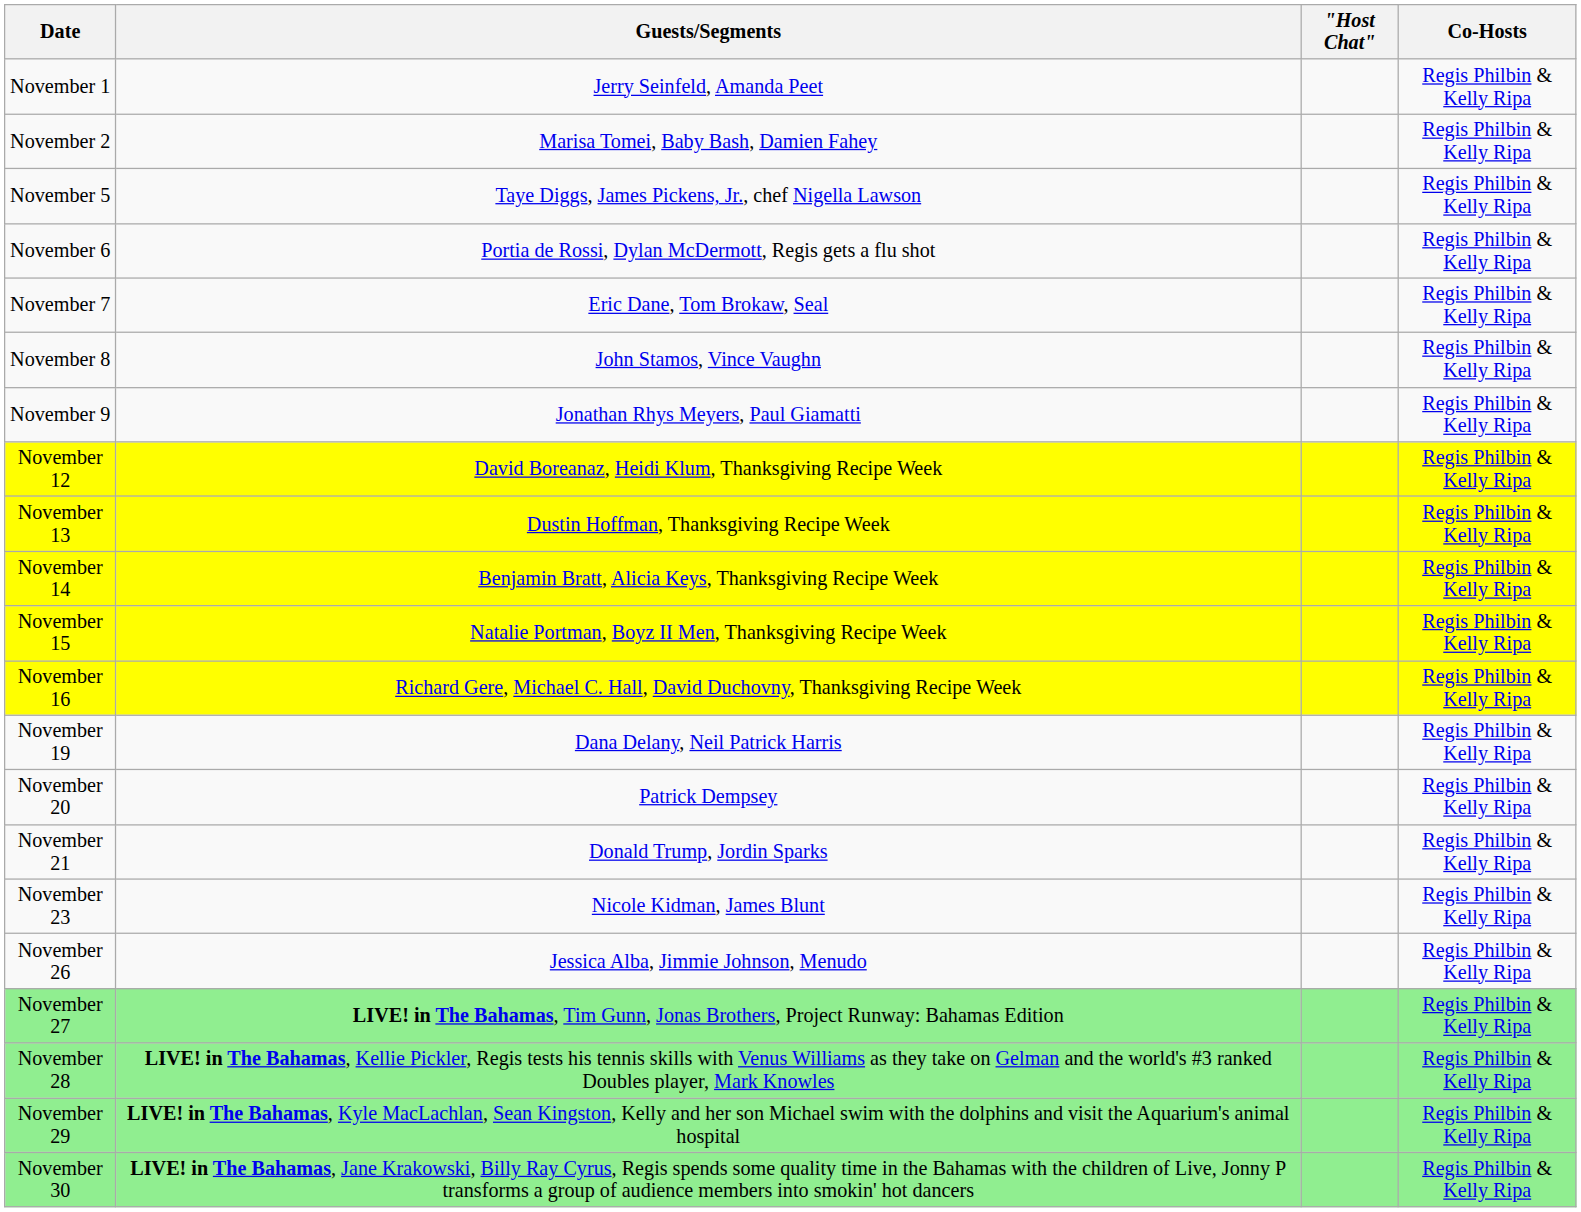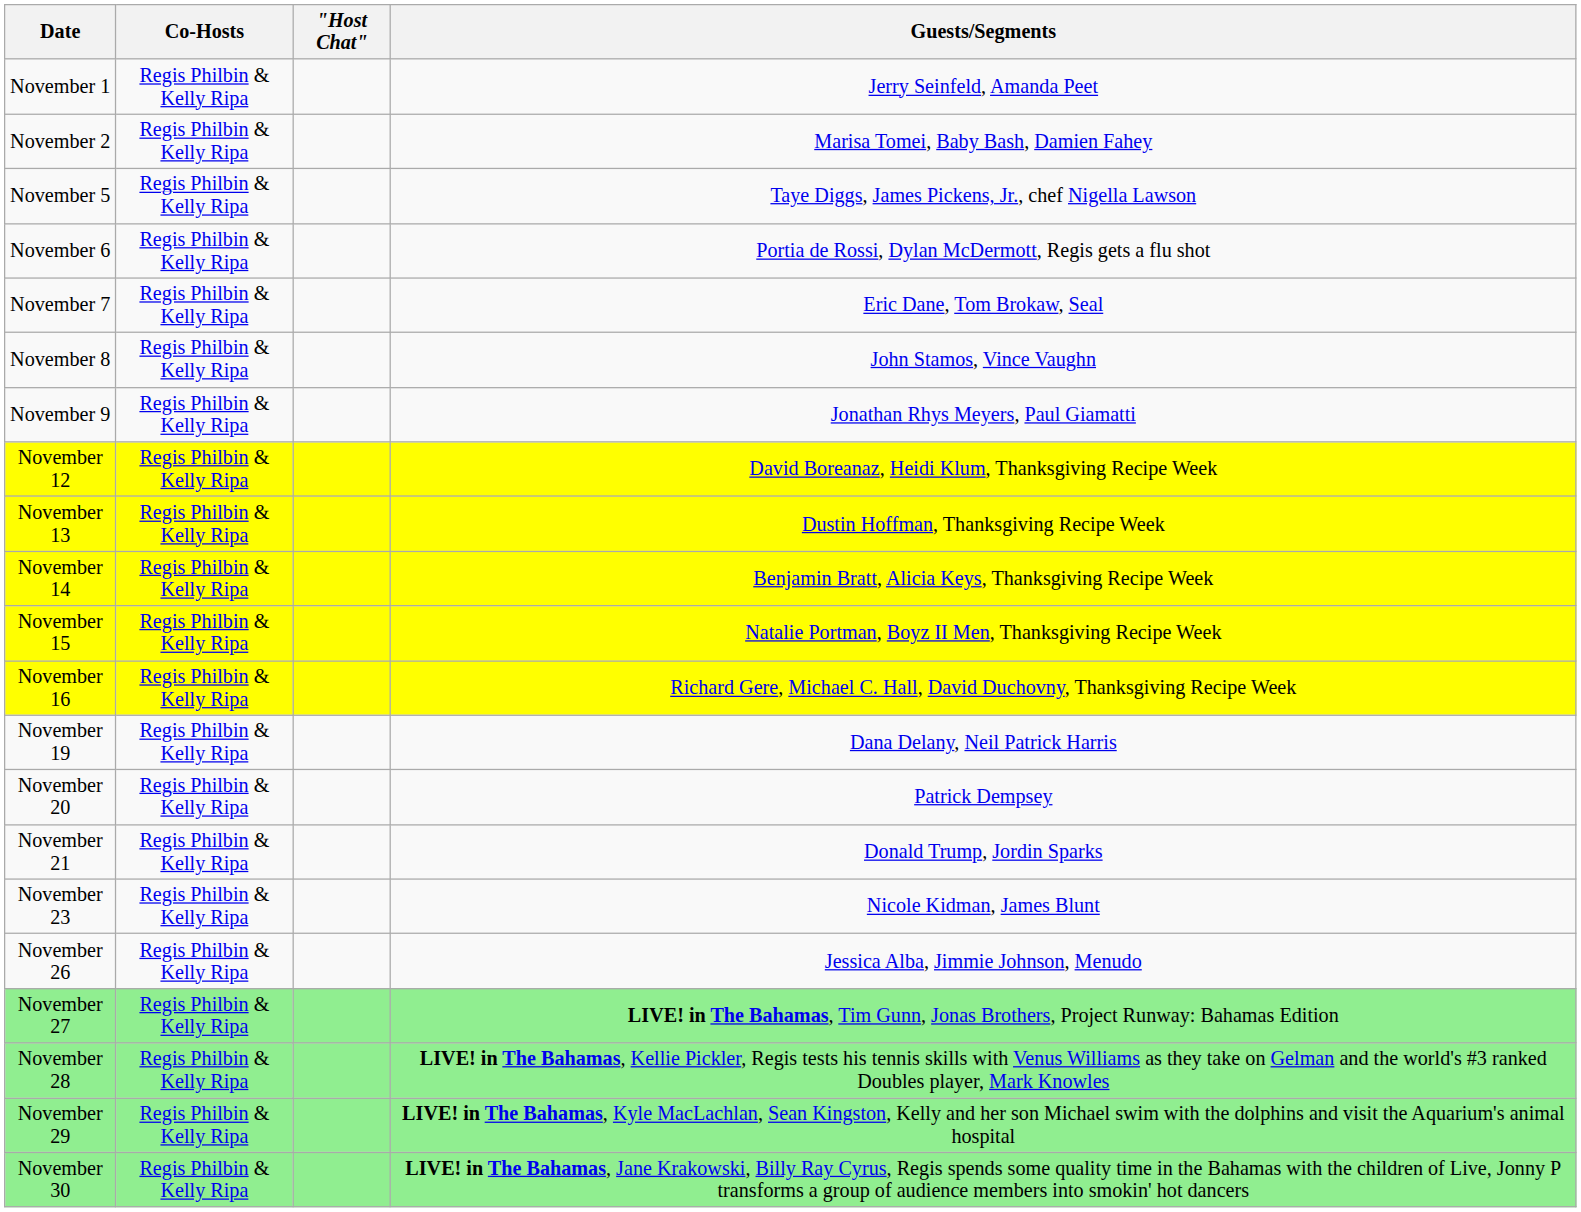columns swapped: (1487, 31) <-> (708, 31)
